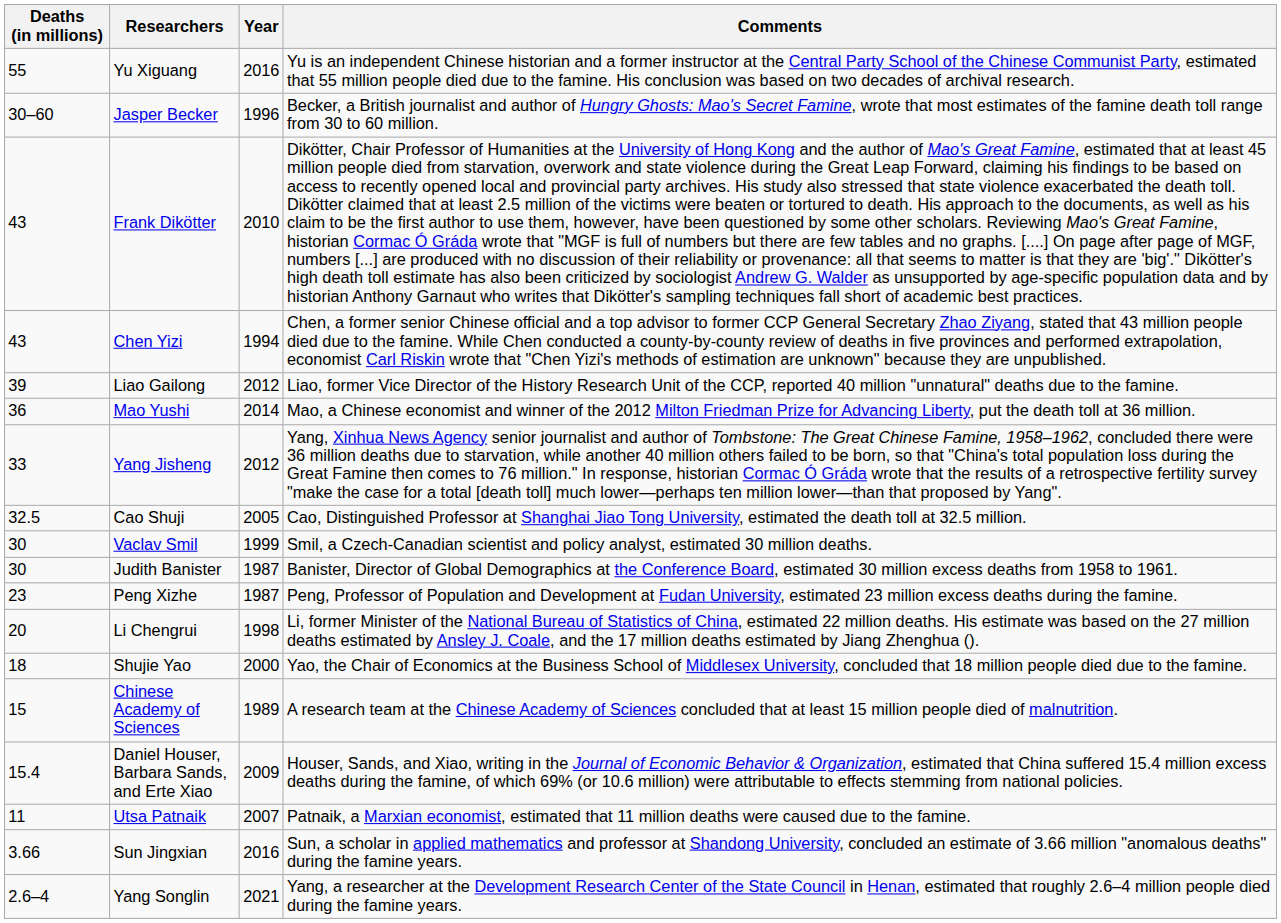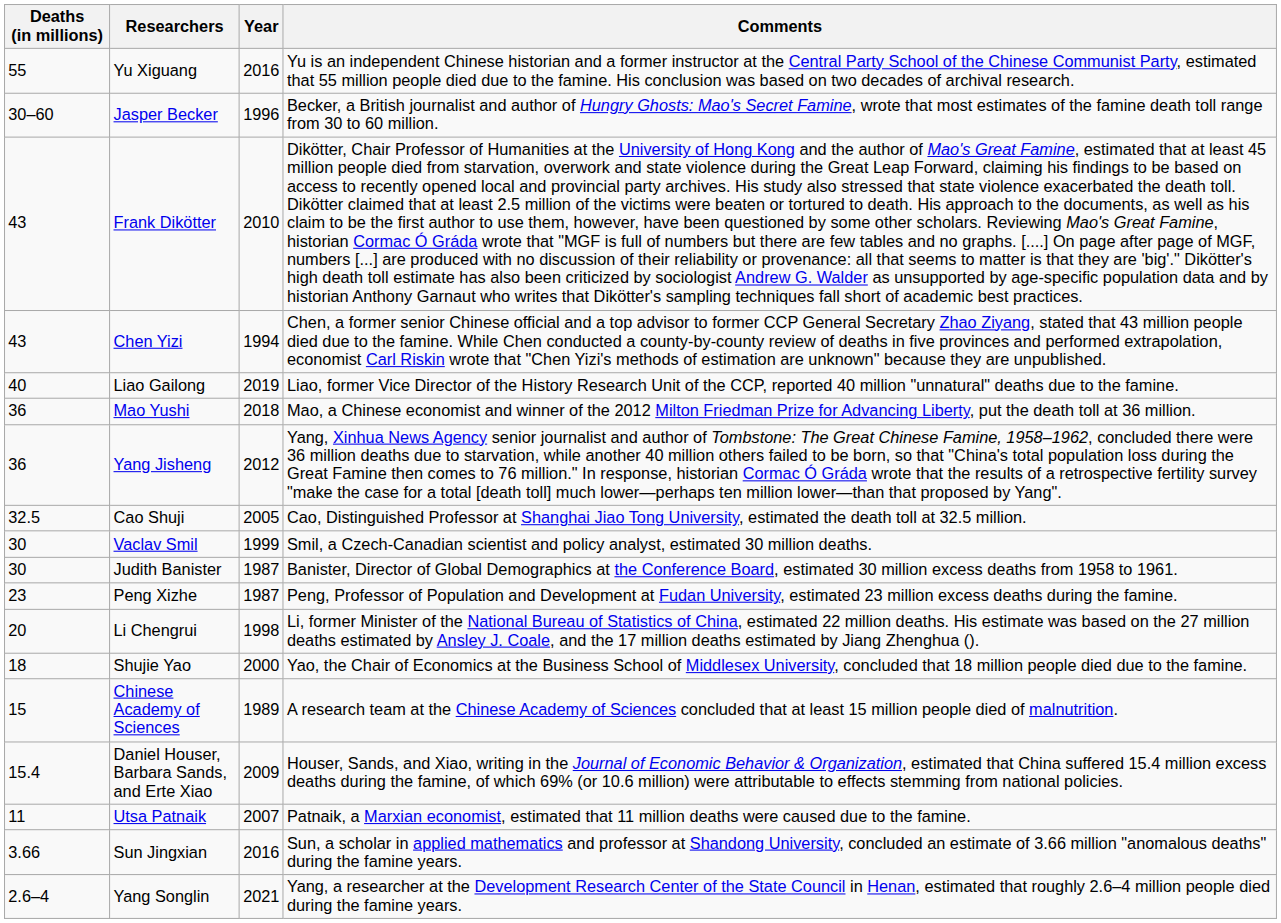(17, 385) 39 -> (17, 385) 40
(261, 385) 2012 -> (261, 385) 2019
(261, 411) 2014 -> (261, 411) 2018
(17, 464) 33 -> (17, 464) 36
